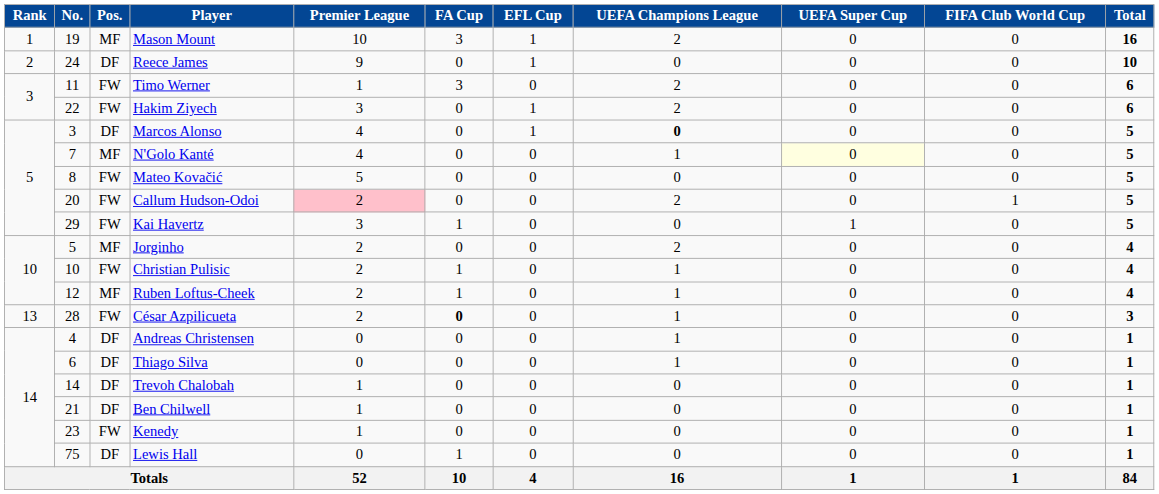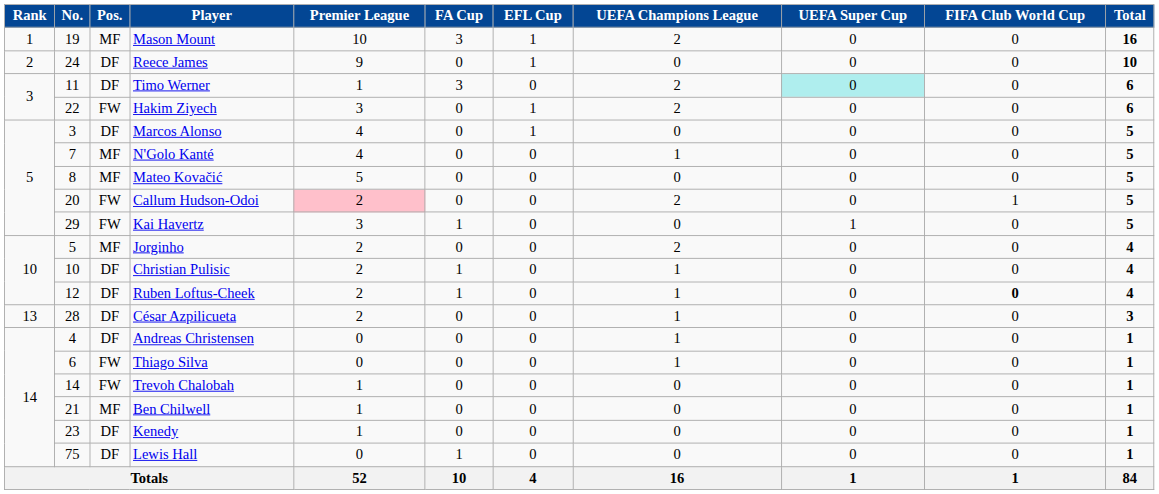(110, 85) FW -> (110, 85) DF
(853, 85) no background -> (853, 85) paleturquoise background
(677, 131) bold -> (677, 131) normal
(853, 154) lightyellow background -> (853, 154) no background
(110, 177) FW -> (110, 177) MF
(110, 270) FW -> (110, 270) DF
(110, 293) MF -> (110, 293) DF
(1015, 293) normal -> (1015, 293) bold
(110, 316) FW -> (110, 316) DF
(459, 316) bold -> (459, 316) normal
(110, 362) DF -> (110, 362) FW
(110, 385) DF -> (110, 385) FW
(110, 408) DF -> (110, 408) MF
(110, 431) FW -> (110, 431) DF
